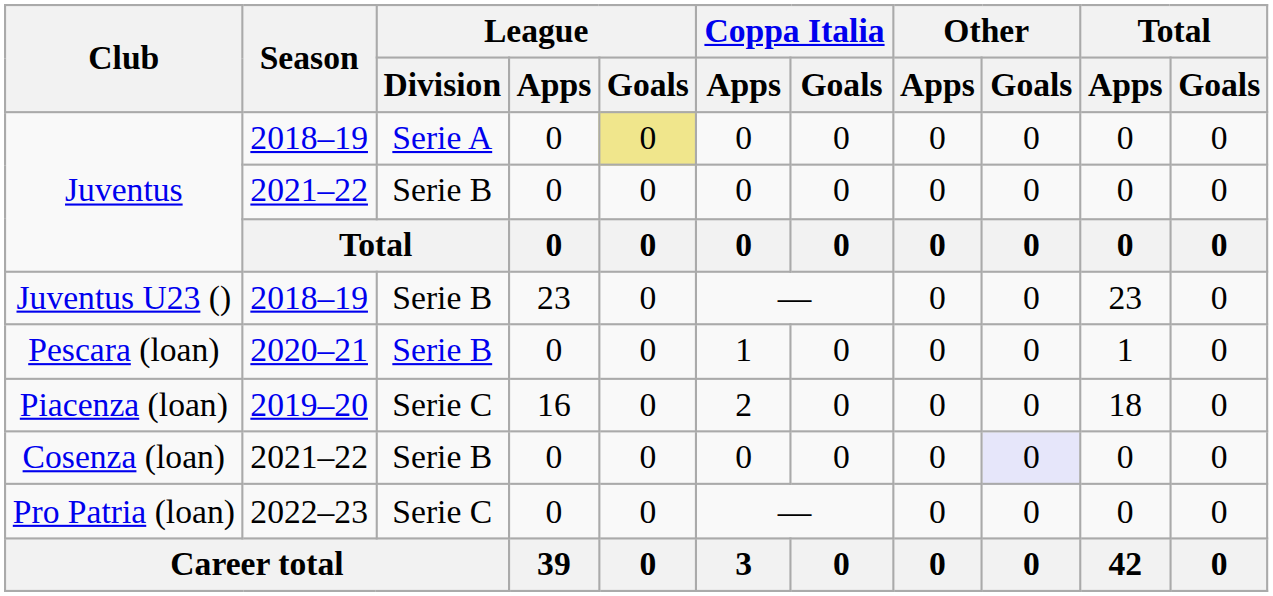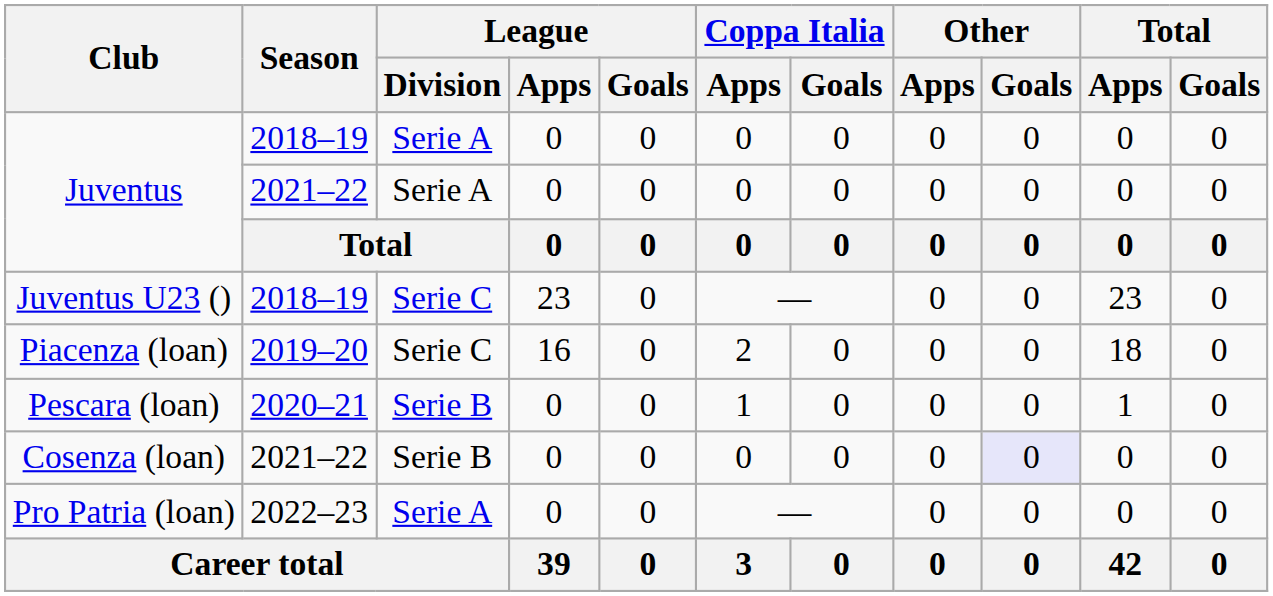(648, 137) khaki background -> (648, 137) no background
(442, 191) Serie B -> (442, 191) Serie A
(442, 297) Serie B -> (442, 297) Serie C
rows swapped: (124, 404) <-> (124, 350)
(442, 510) Serie C -> (442, 510) Serie A
